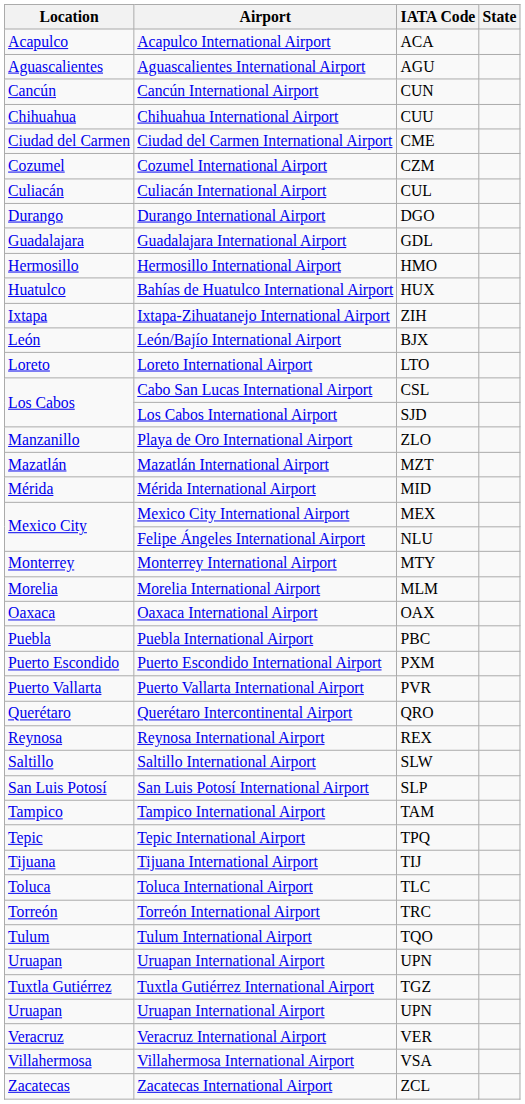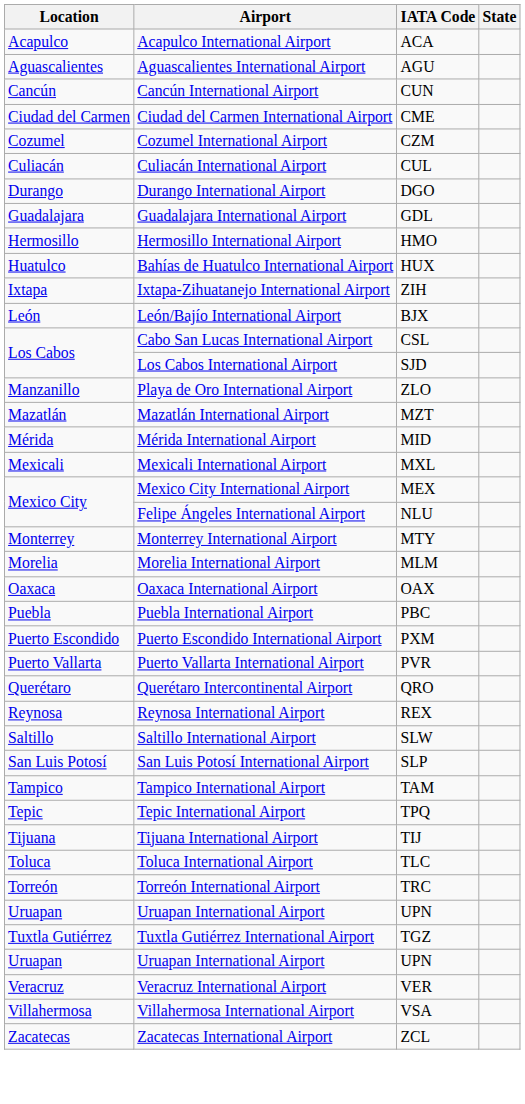- row: (238, 116)
- row: (225, 365)
+ row: (232, 464)
- row: (225, 937)
